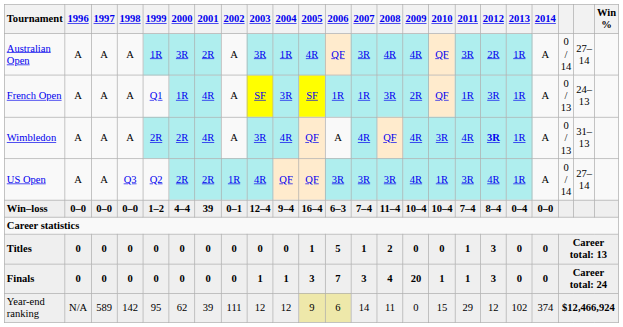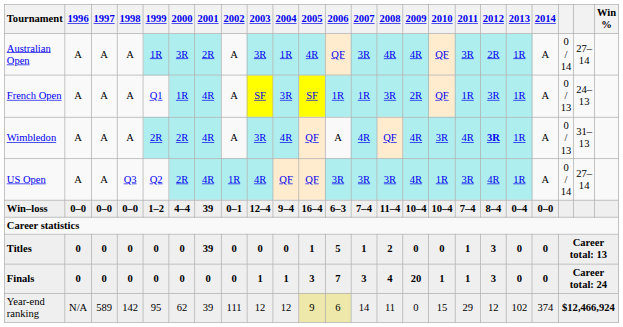(208, 179) 2R -> (208, 179) 4R
(208, 248) 0 -> (208, 248) 39
